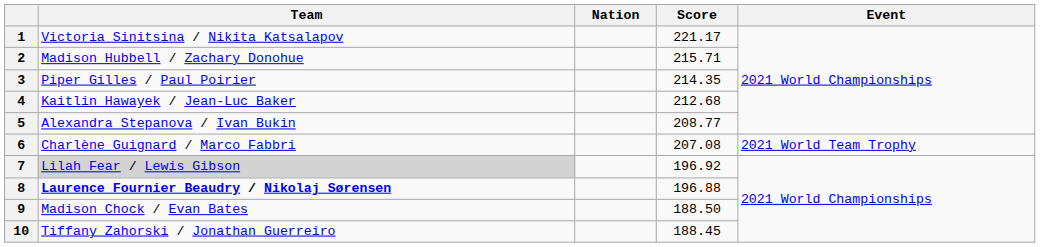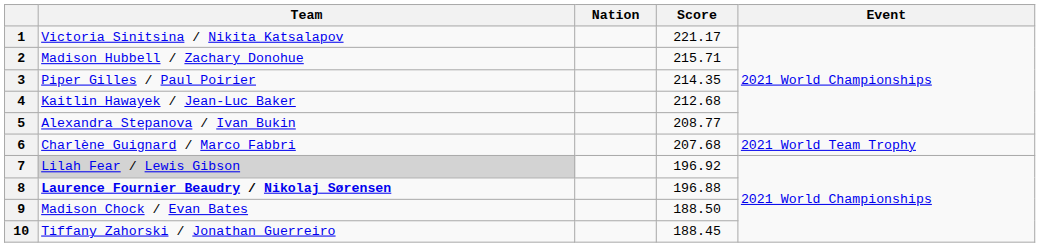(697, 145) 207.08 -> (697, 145) 207.68
